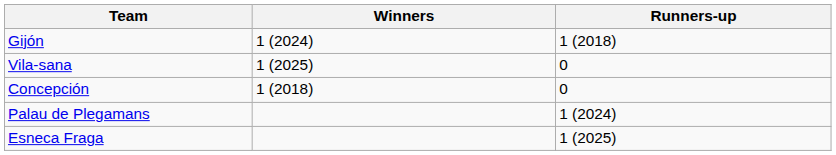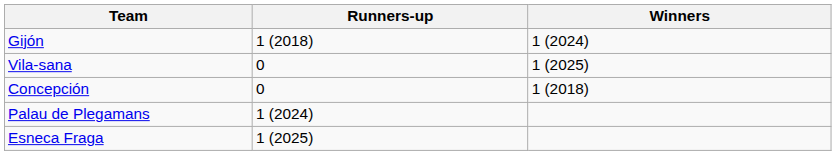columns swapped: (404, 16) <-> (693, 16)
